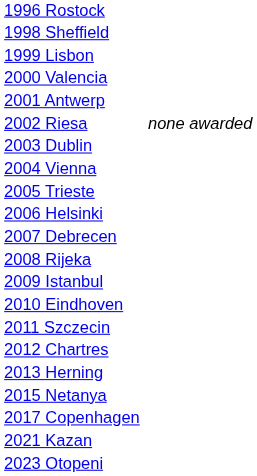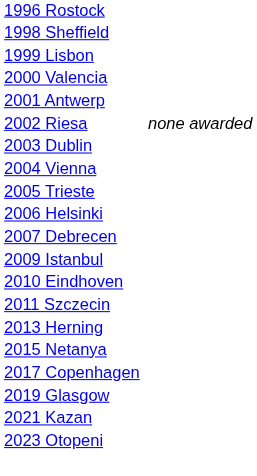- row: (48, 259)
- row: (56, 350)
+ row: (57, 395)
